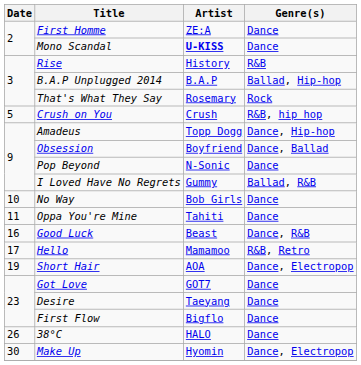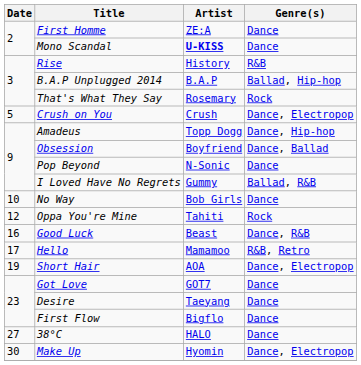(285, 115) R&B, hip hop -> (300, 115) Dance, Electropop
(13, 216) 11 -> (13, 216) 12
(263, 216) Dance -> (260, 216) Rock
(13, 335) 26 -> (13, 335) 27
